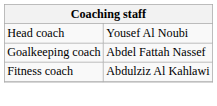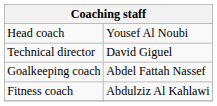+ row: (51, 52)
